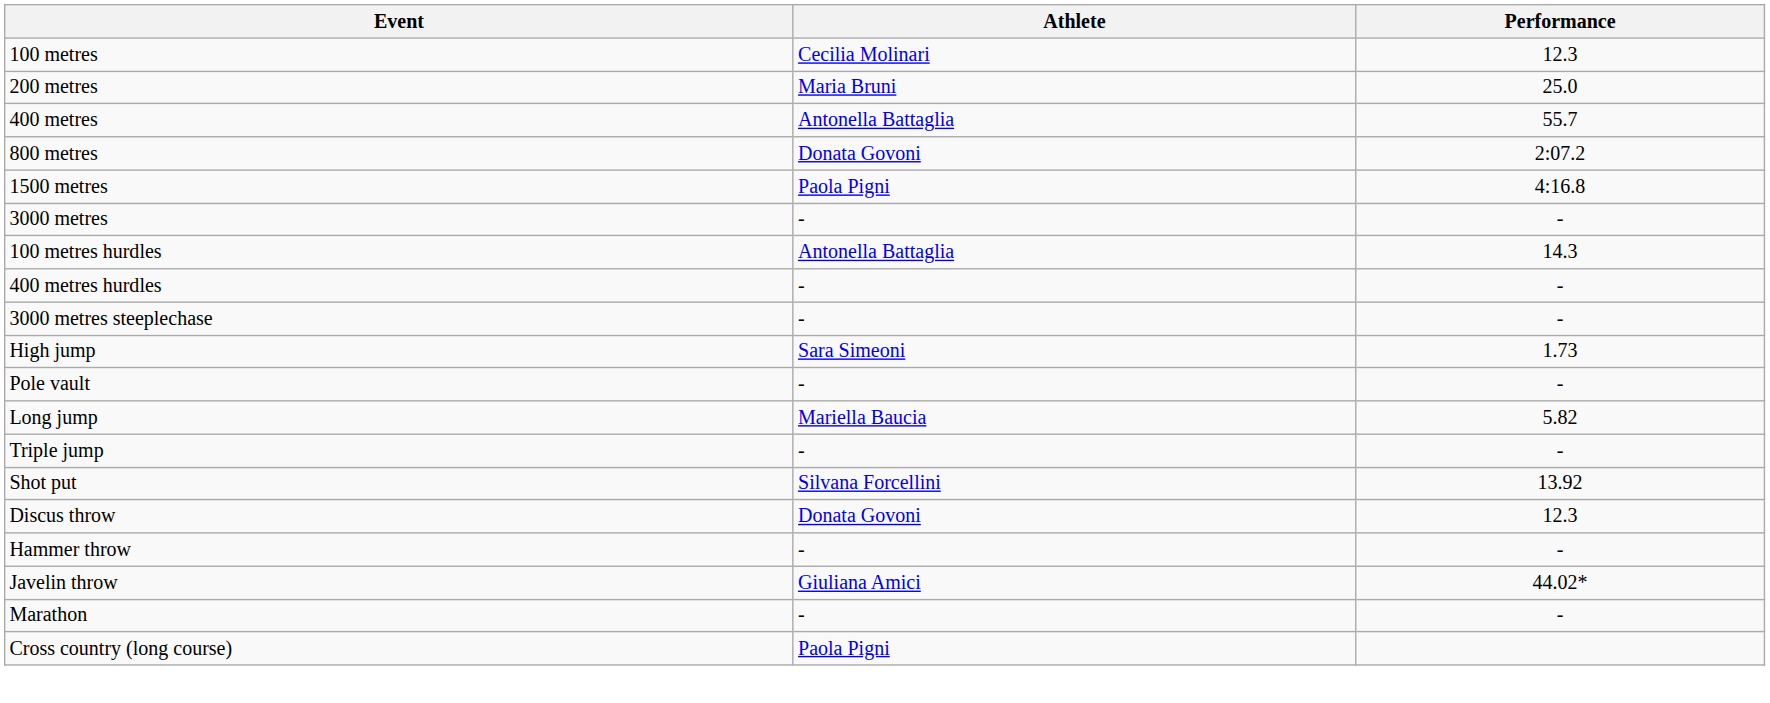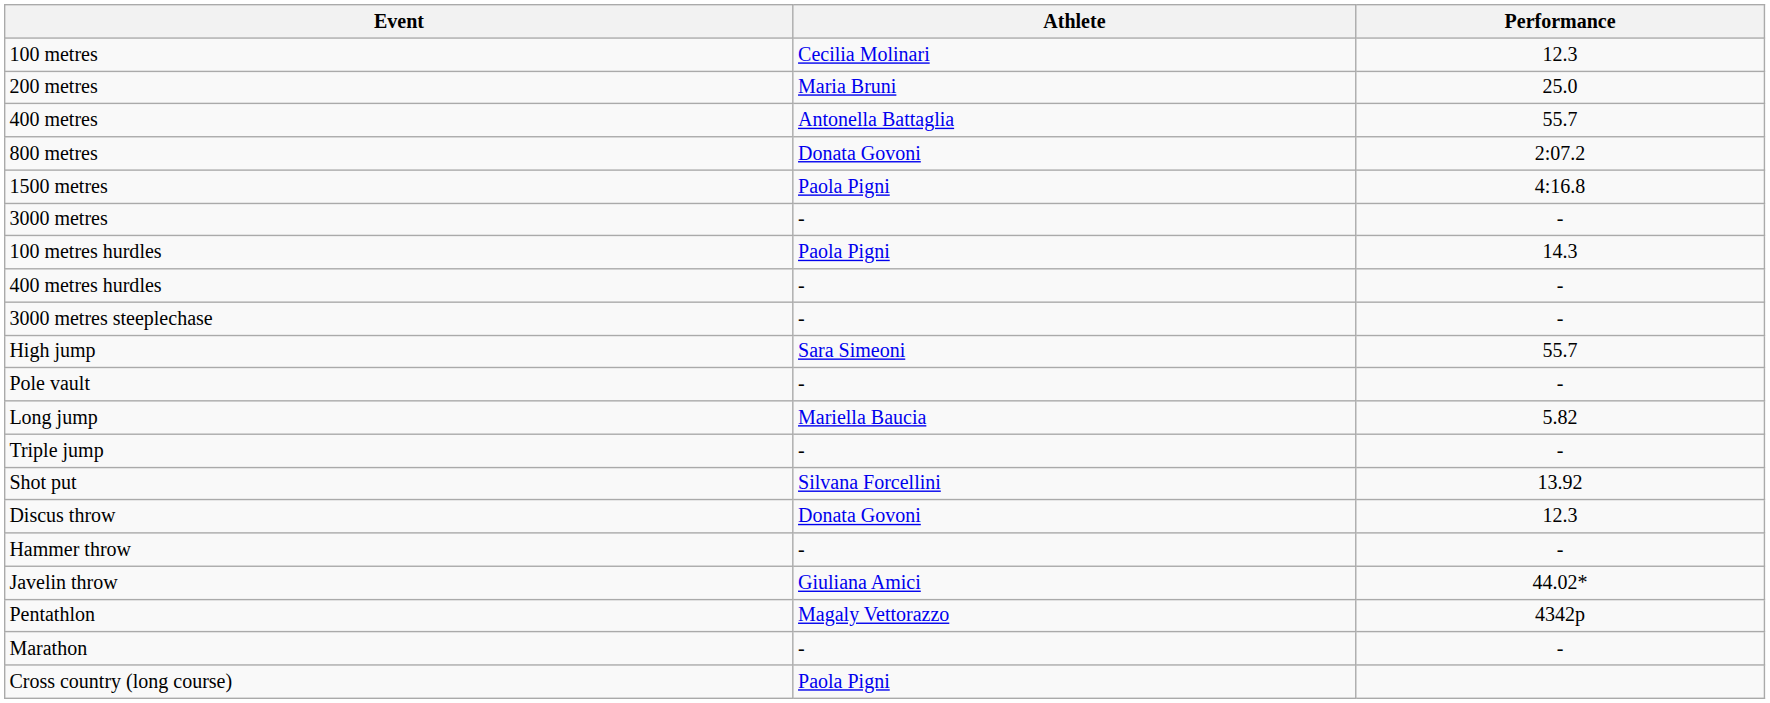(876, 252) Antonella Battaglia -> (844, 252) Paola Pigni
(1560, 351) 1.73 -> (1560, 351) 55.7
+ row: (52, 615)
